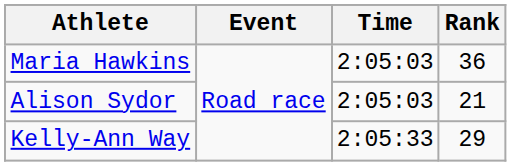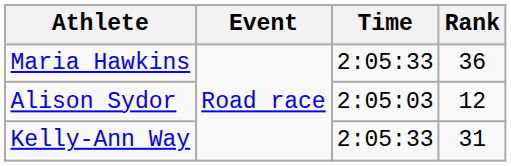(385, 63) 2:05:03 -> (385, 63) 2:05:33
(472, 101) 21 -> (472, 101) 12
(472, 140) 29 -> (472, 140) 31
